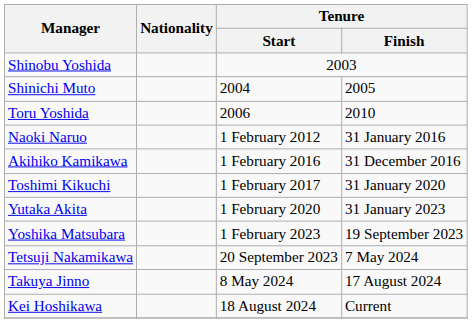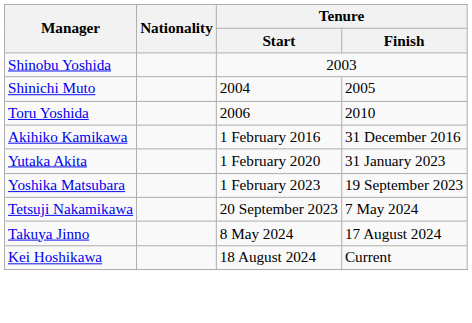- row: (47, 137)
- row: (59, 185)
